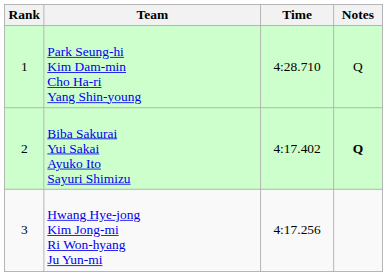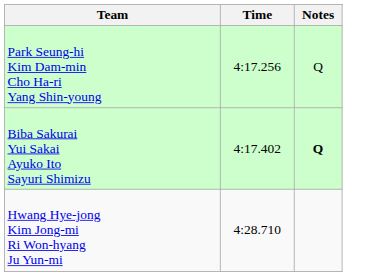- column: (24, 15)
(297, 66) 4:28.710 -> (257, 66) 4:17.256
(297, 230) 4:17.256 -> (257, 230) 4:28.710
